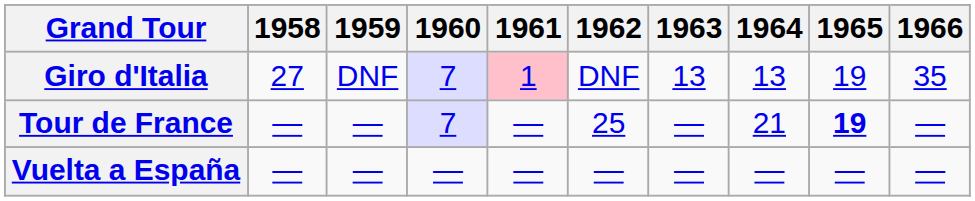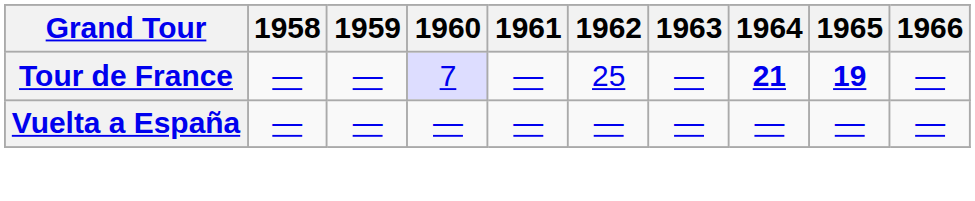- row: (126, 75)
(769, 123) normal -> (769, 75) bold
